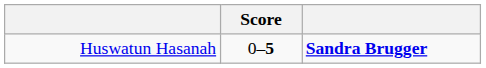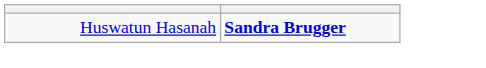- column: (261, 19)
